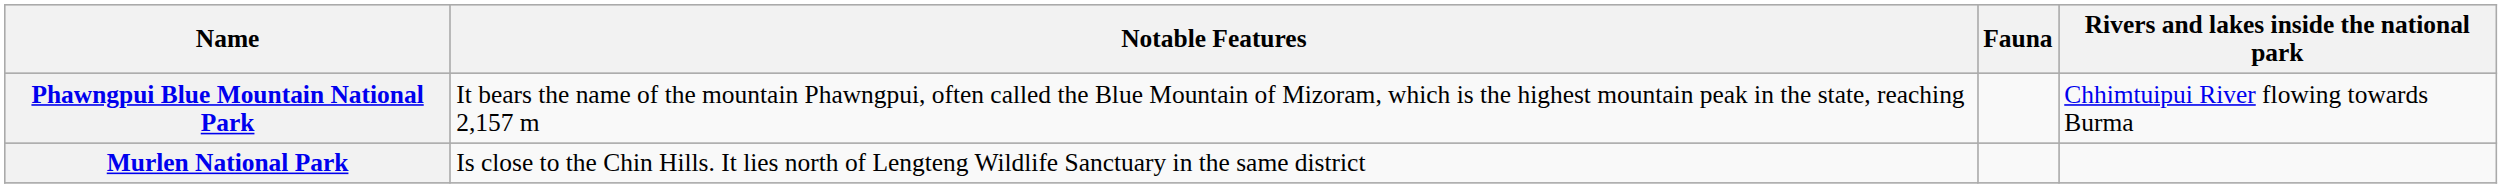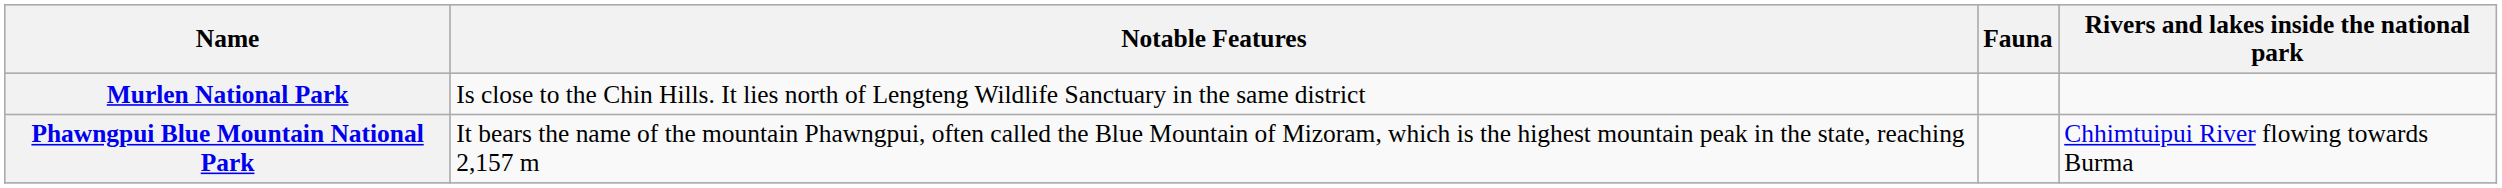rows swapped: (228, 162) <-> (228, 107)
